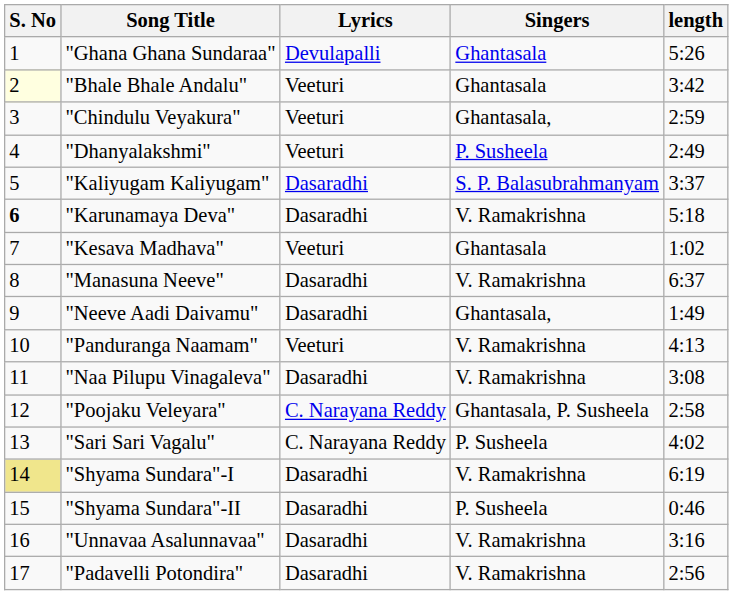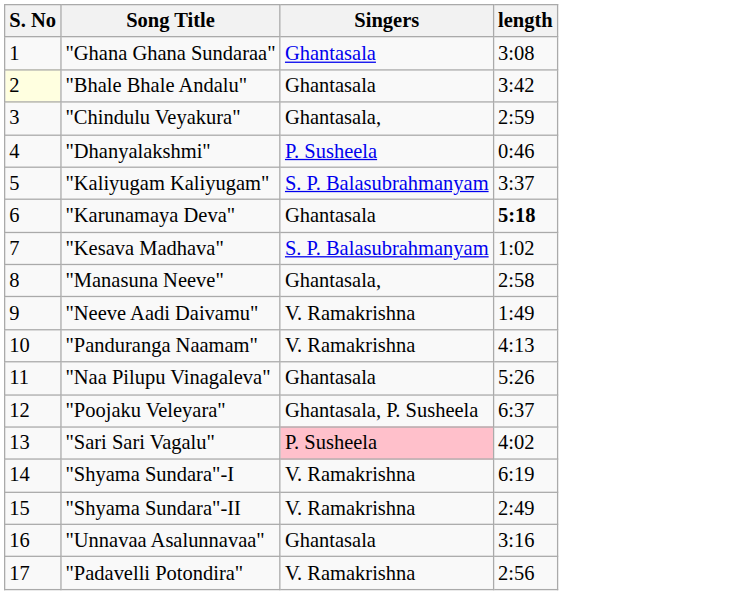- column: (365, 20)
(687, 53) 5:26 -> (516, 53) 3:08
(687, 150) 2:49 -> (516, 150) 0:46
(14, 215) bold -> (14, 215) normal
(521, 215) V. Ramakrishna -> (330, 215) Ghantasala
(687, 215) normal -> (517, 215) bold
(501, 248) Ghantasala -> (387, 248) S. P. Balasubrahmanyam
(521, 280) V. Ramakrishna -> (333, 280) Ghantasala,
(687, 280) 6:37 -> (516, 280) 2:58
(503, 313) Ghantasala, -> (350, 313) V. Ramakrishna
(521, 378) V. Ramakrishna -> (330, 378) Ghantasala
(687, 378) 3:08 -> (516, 378) 5:26
(687, 410) 2:58 -> (516, 410) 6:37
(501, 442) no background -> (331, 442) pink background
(20, 475) khaki background -> (20, 475) no background
(501, 507) P. Susheela -> (350, 507) V. Ramakrishna
(687, 507) 0:46 -> (516, 507) 2:49
(521, 540) V. Ramakrishna -> (330, 540) Ghantasala
